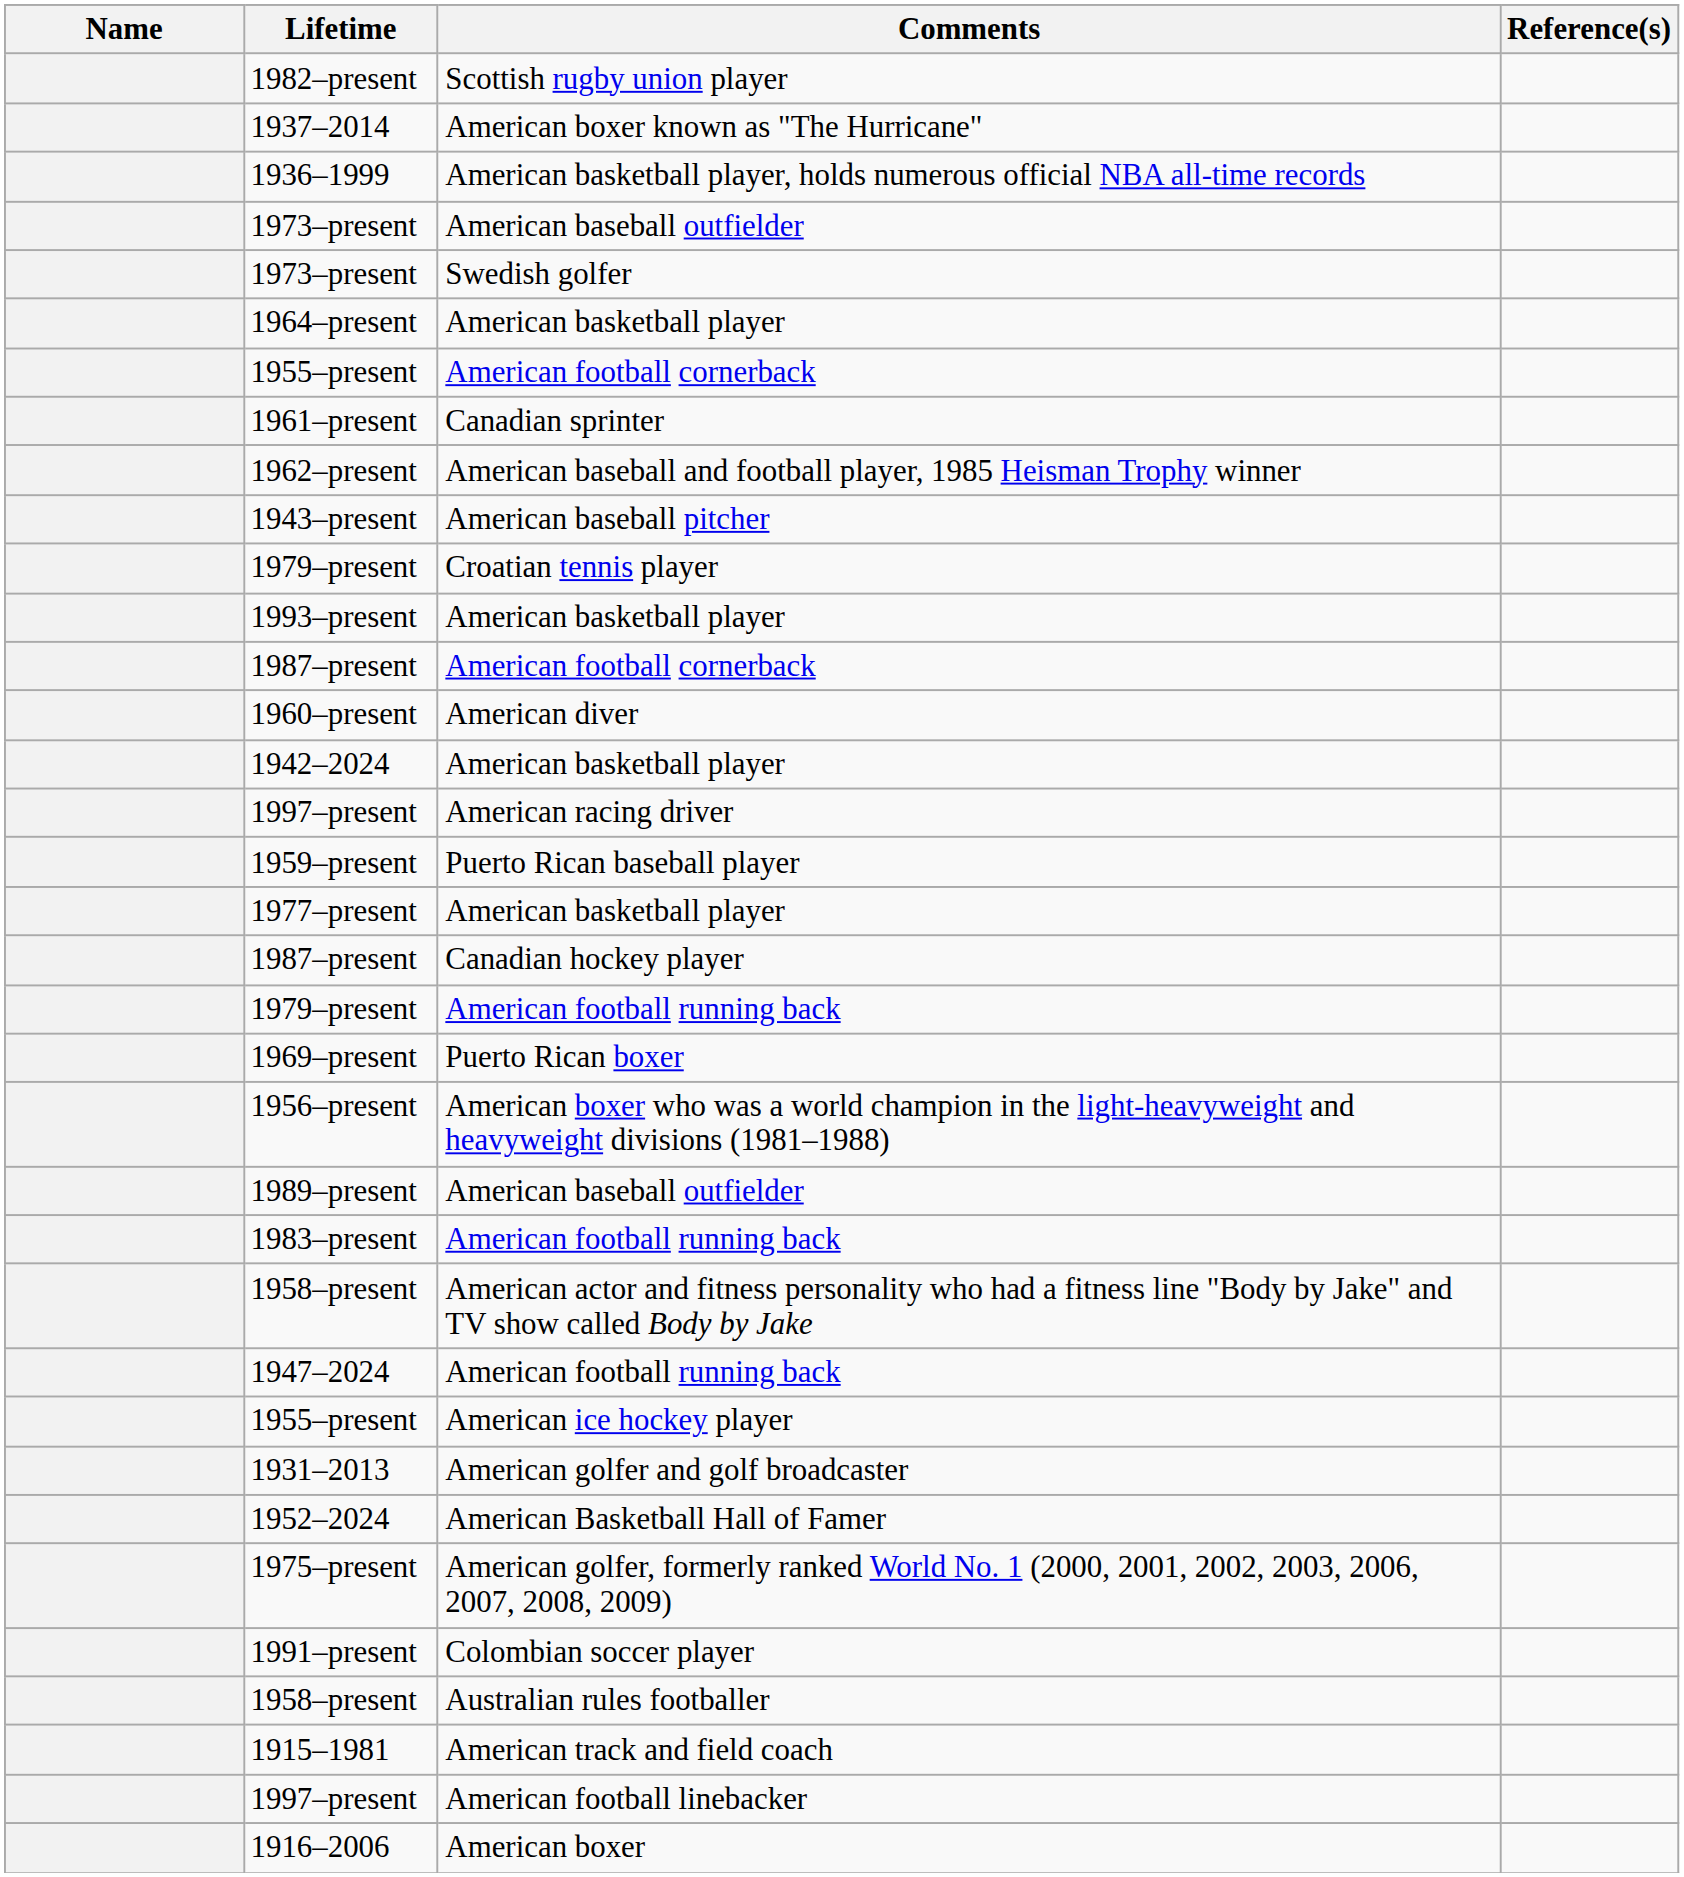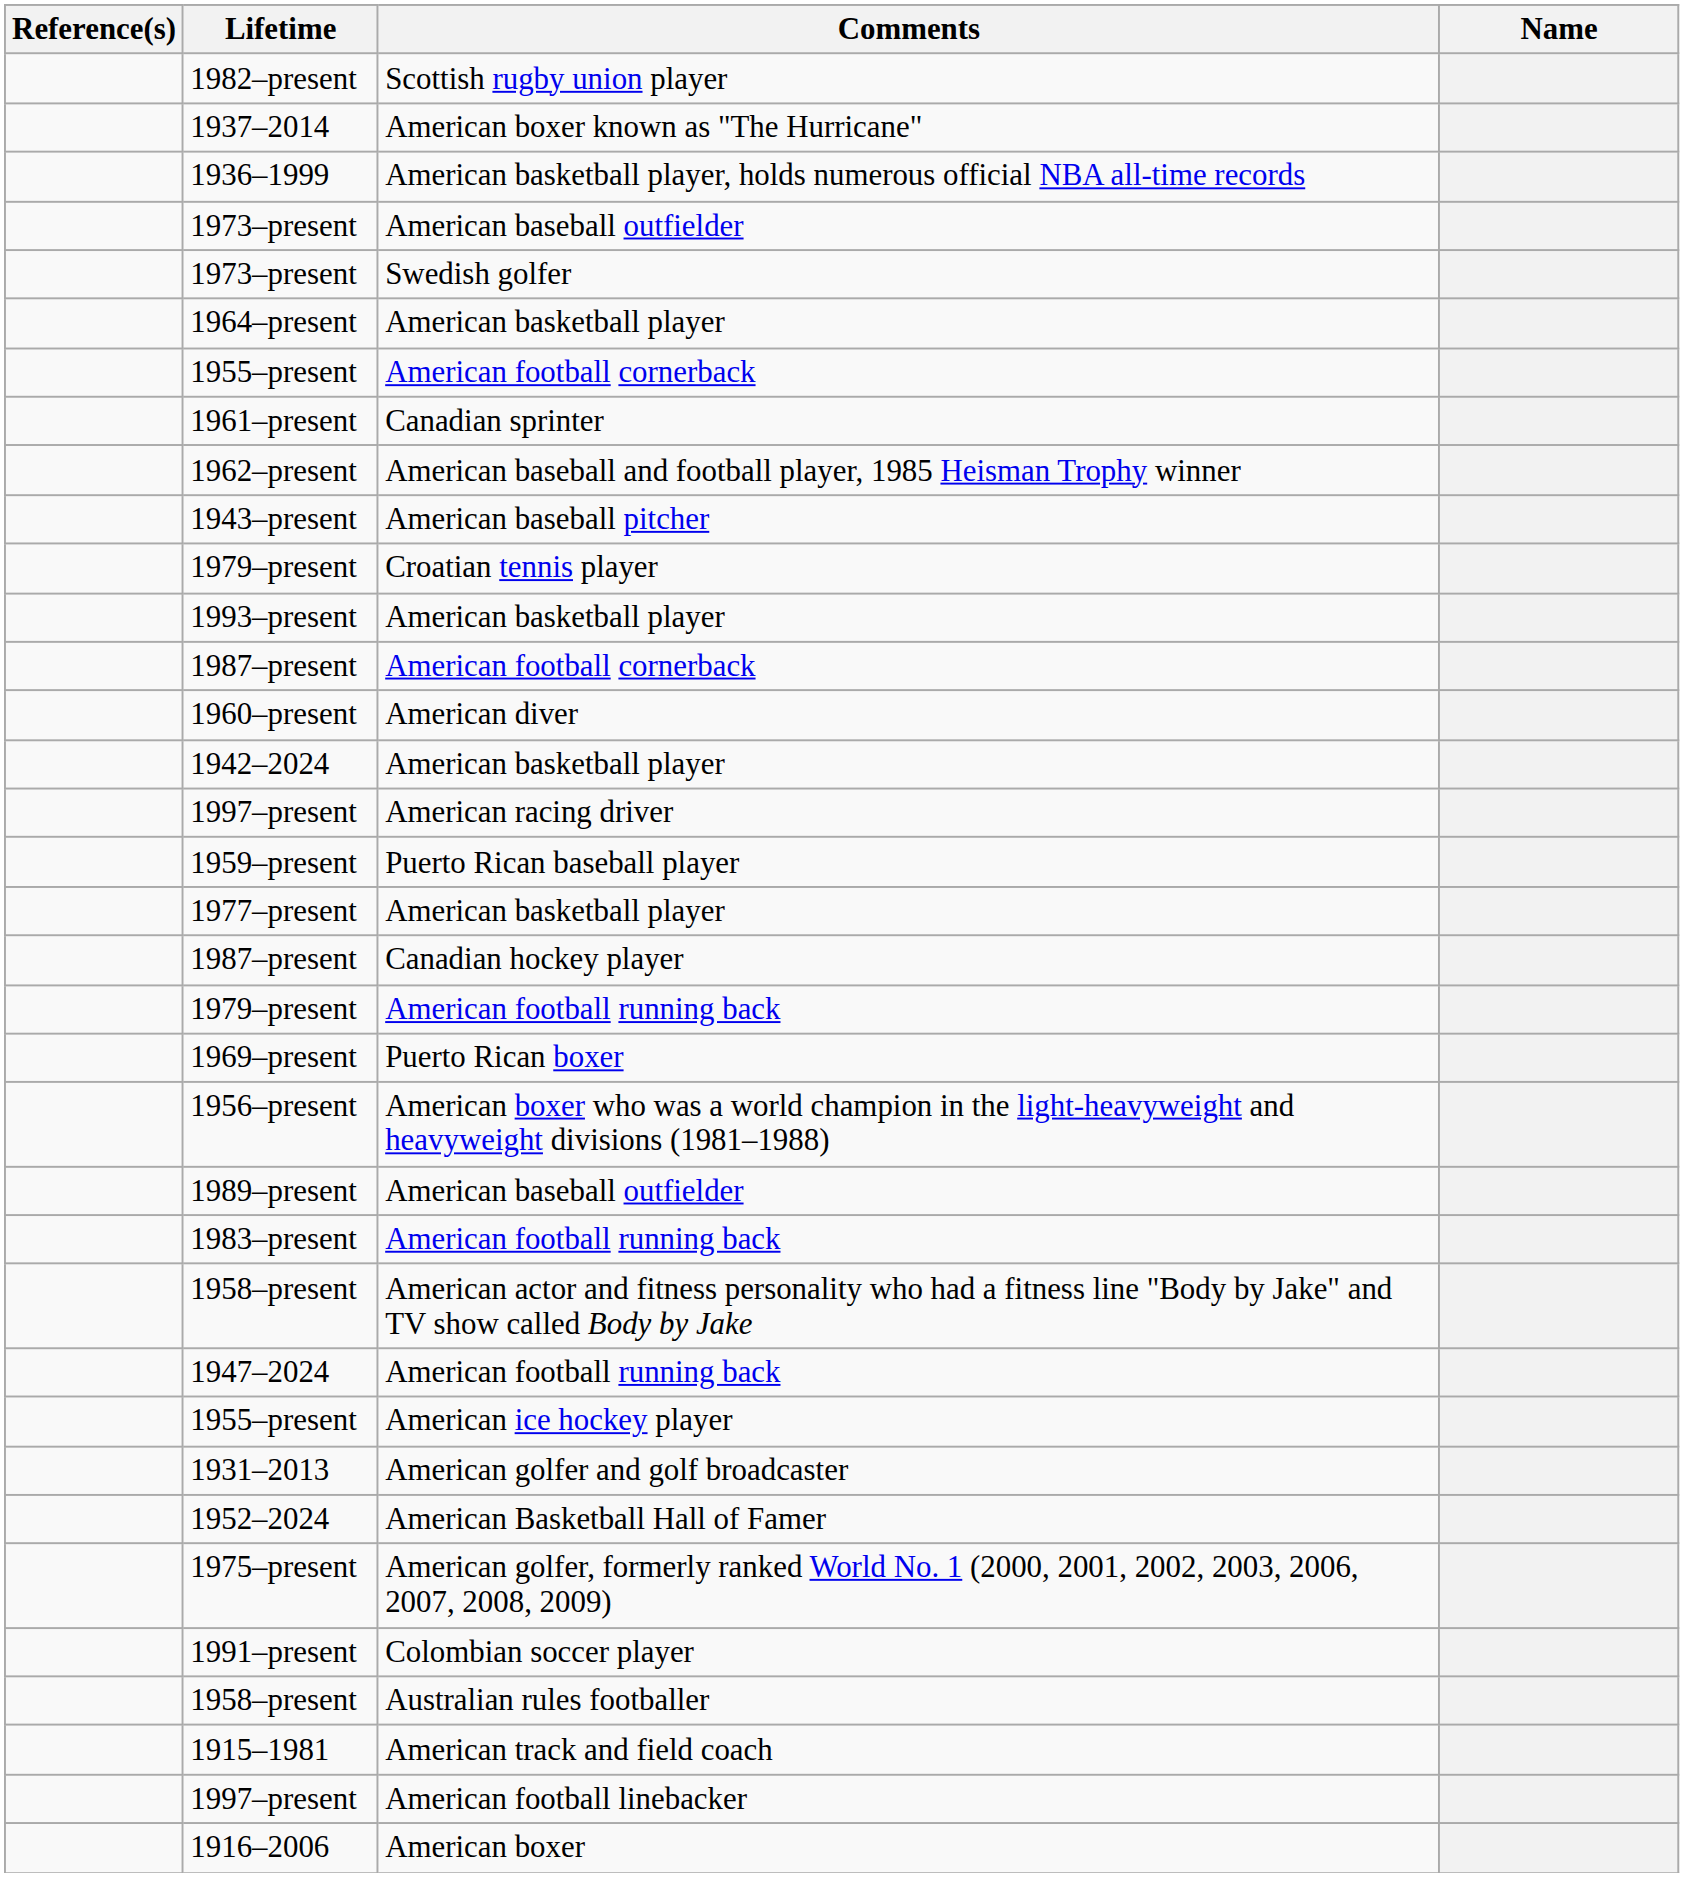columns swapped: (124, 28) <-> (1589, 28)
